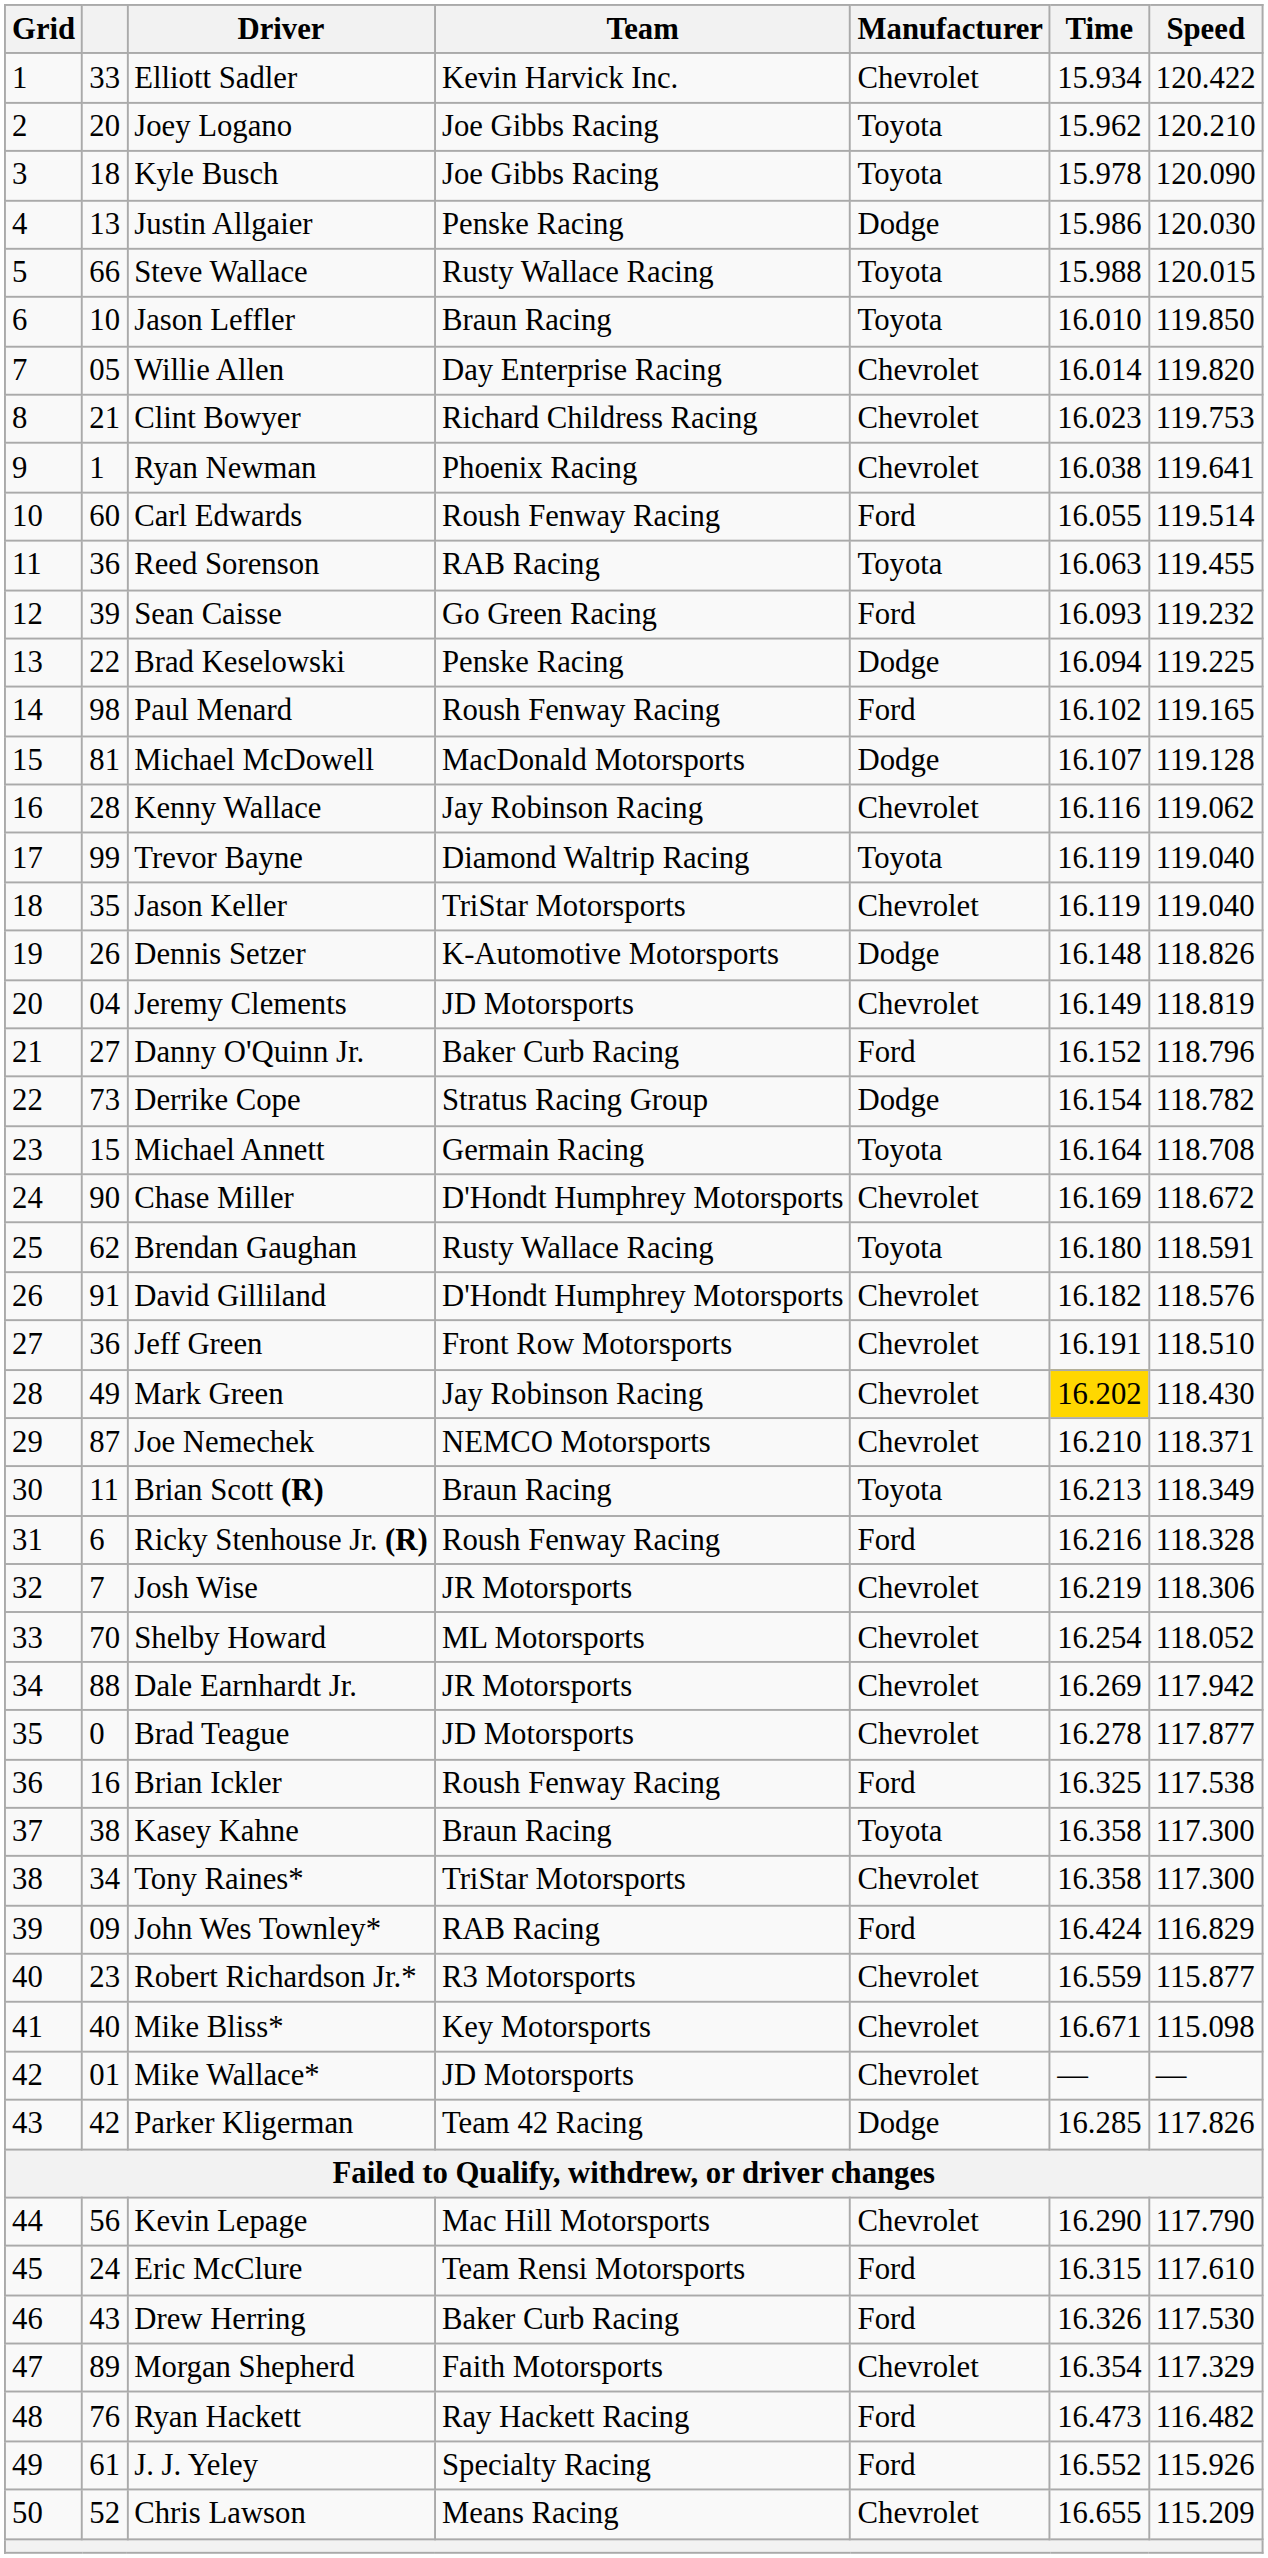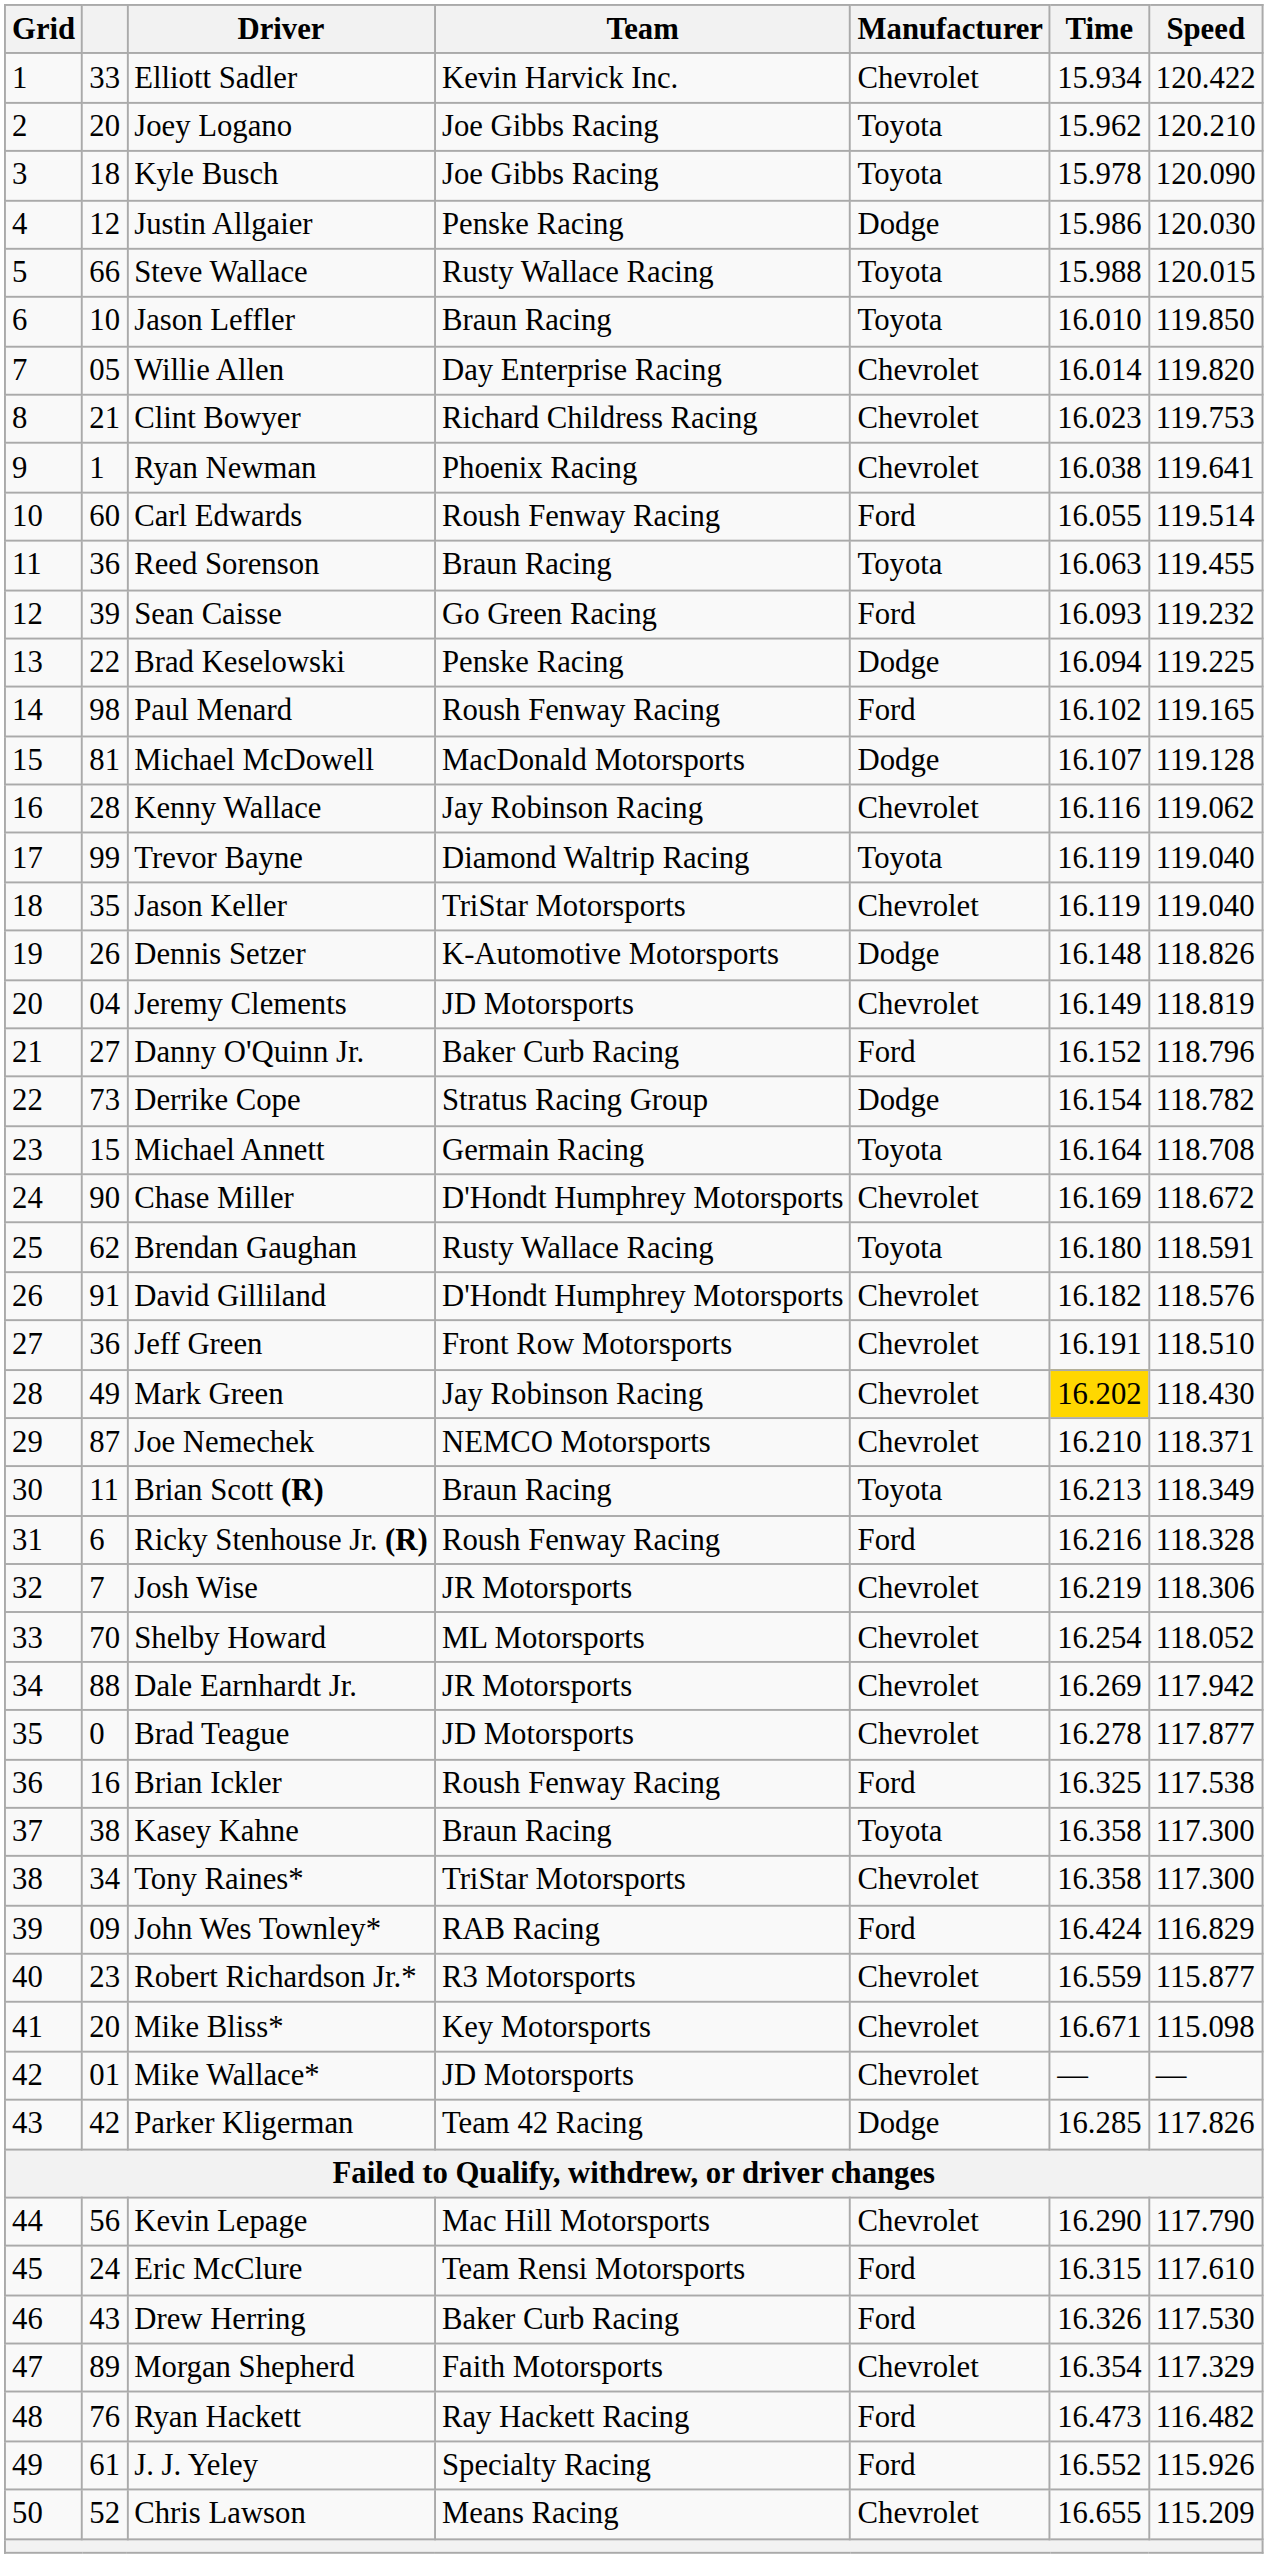(105, 223) 13 -> (105, 223) 12
(521, 564) RAB Racing -> (527, 564) Braun Racing
(105, 2026) 40 -> (105, 2026) 20
